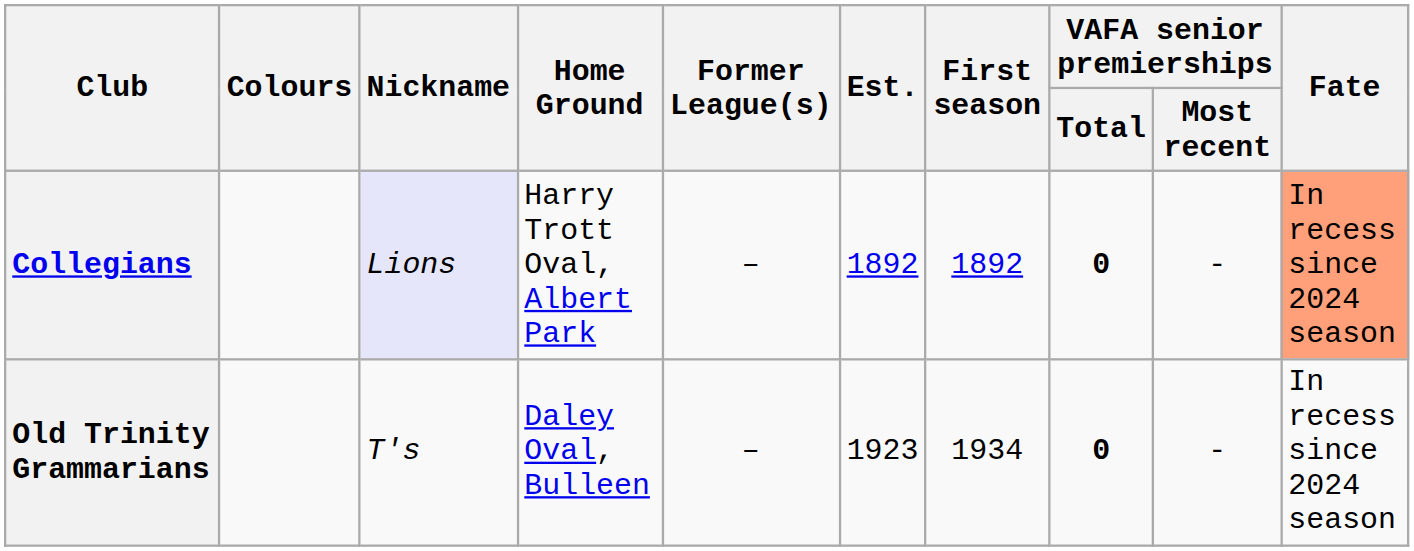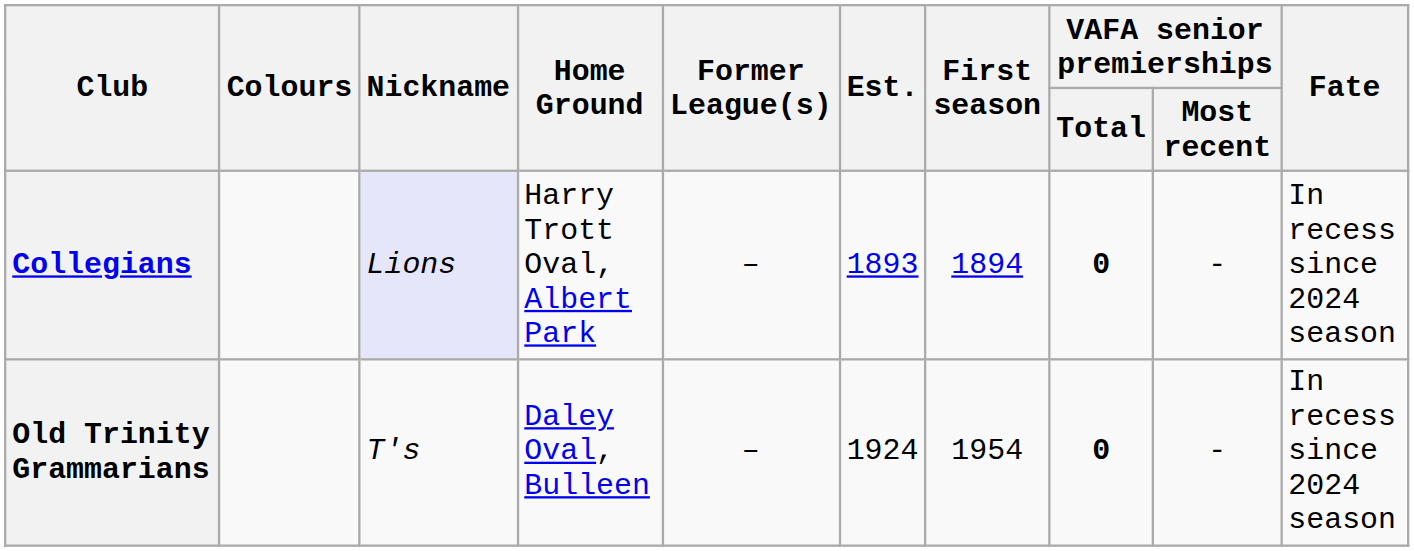(883, 265) 1892 -> (883, 265) 1893
(987, 265) 1892 -> (987, 265) 1894
(1342, 265) lightsalmon background -> (1342, 265) no background
(883, 452) 1923 -> (883, 452) 1924
(987, 452) 1934 -> (987, 452) 1954
